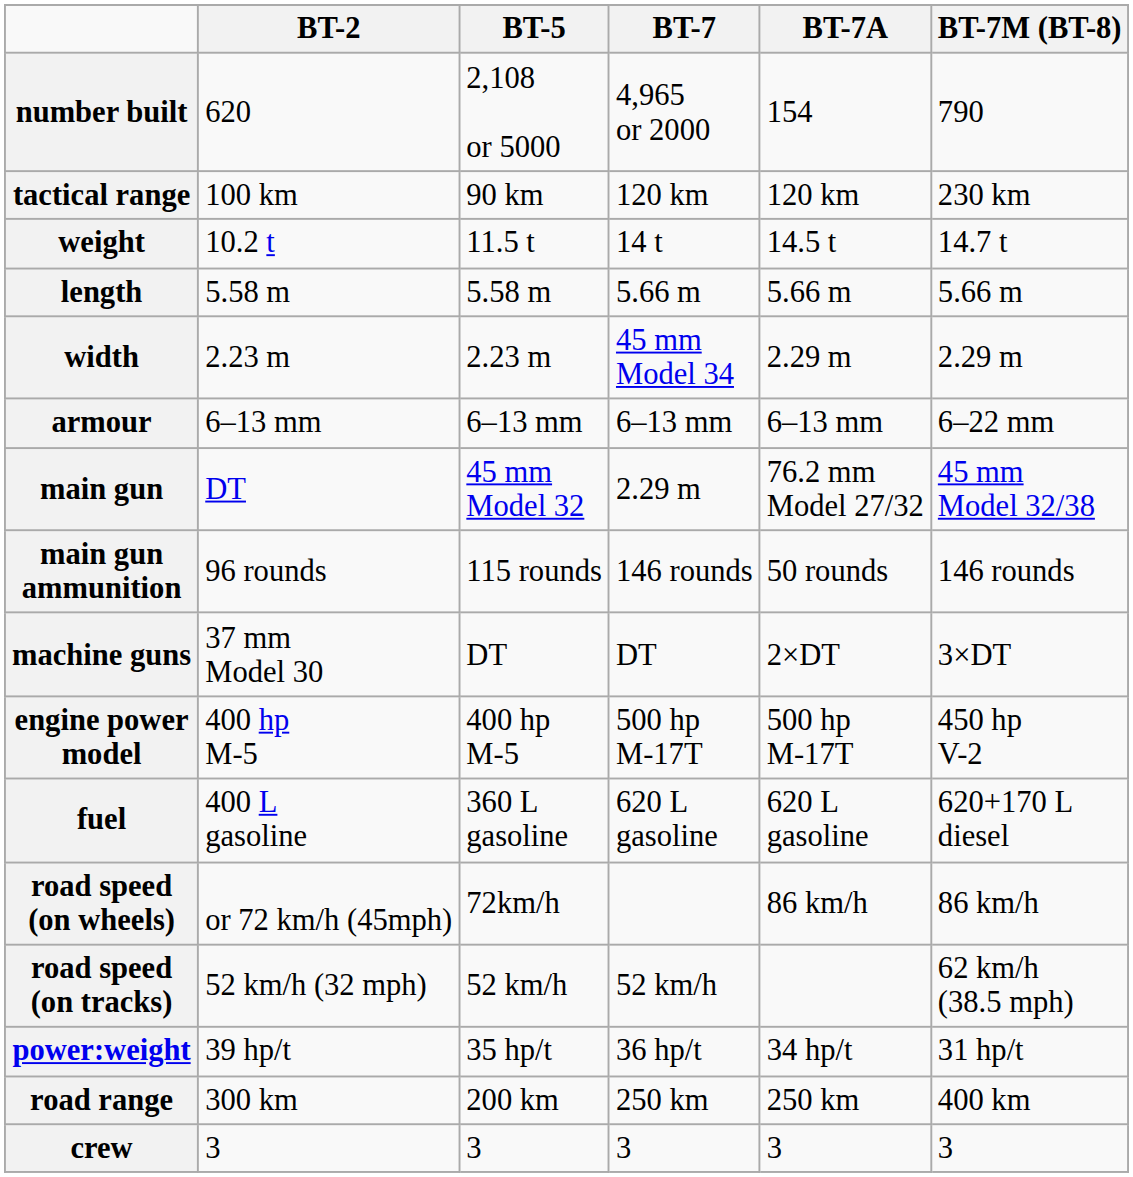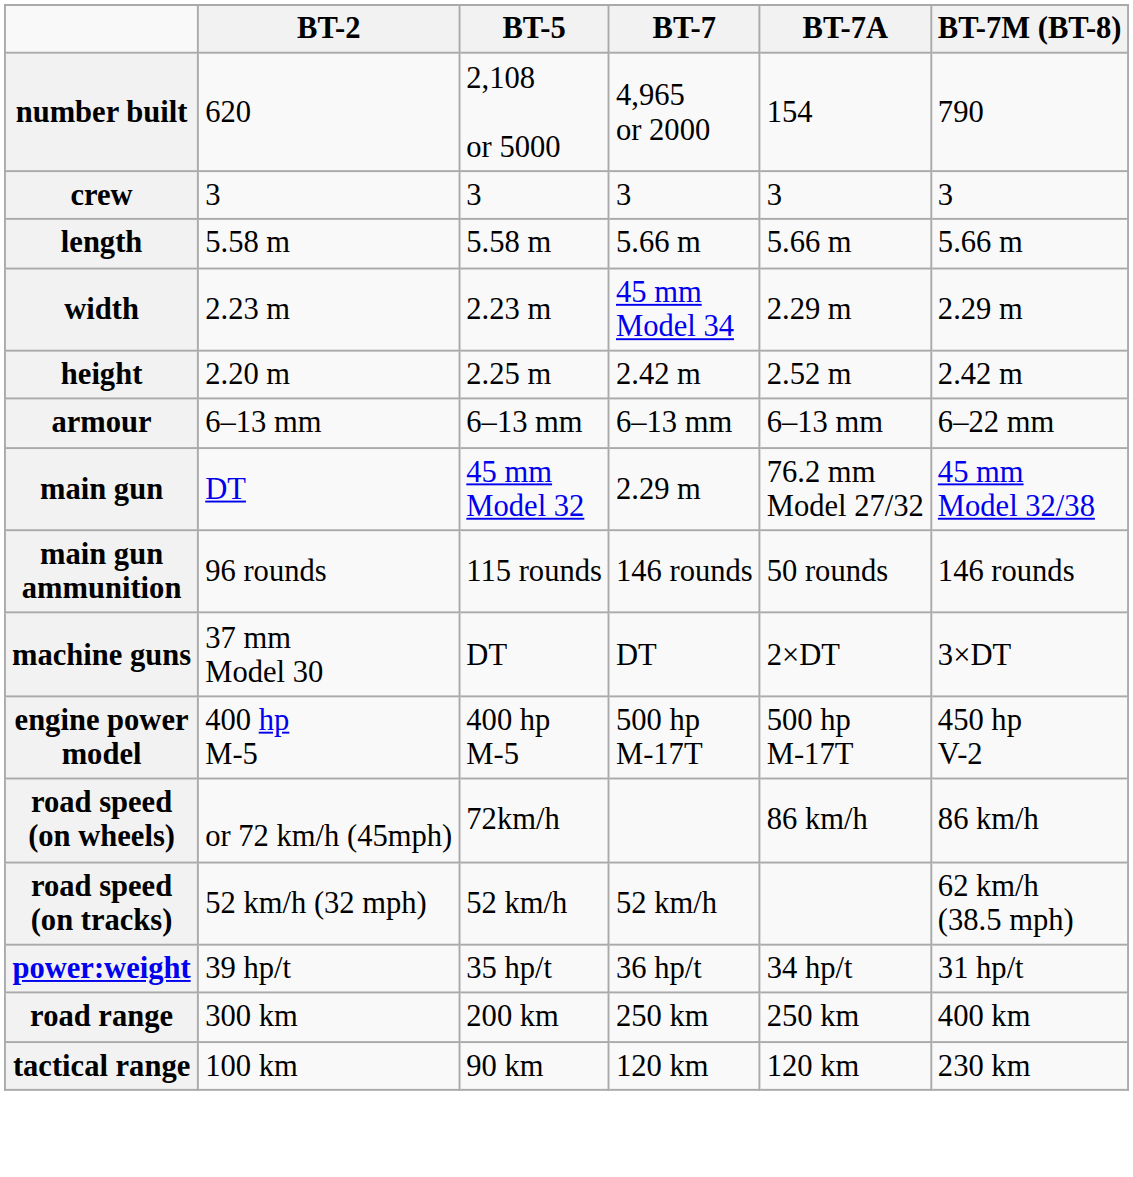rows swapped: (102, 1147) <-> (102, 194)
- row: (102, 242)
+ row: (102, 374)
- row: (102, 819)
